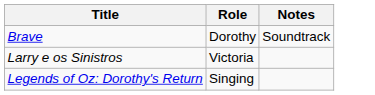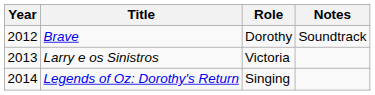+ column: (22, 15)
